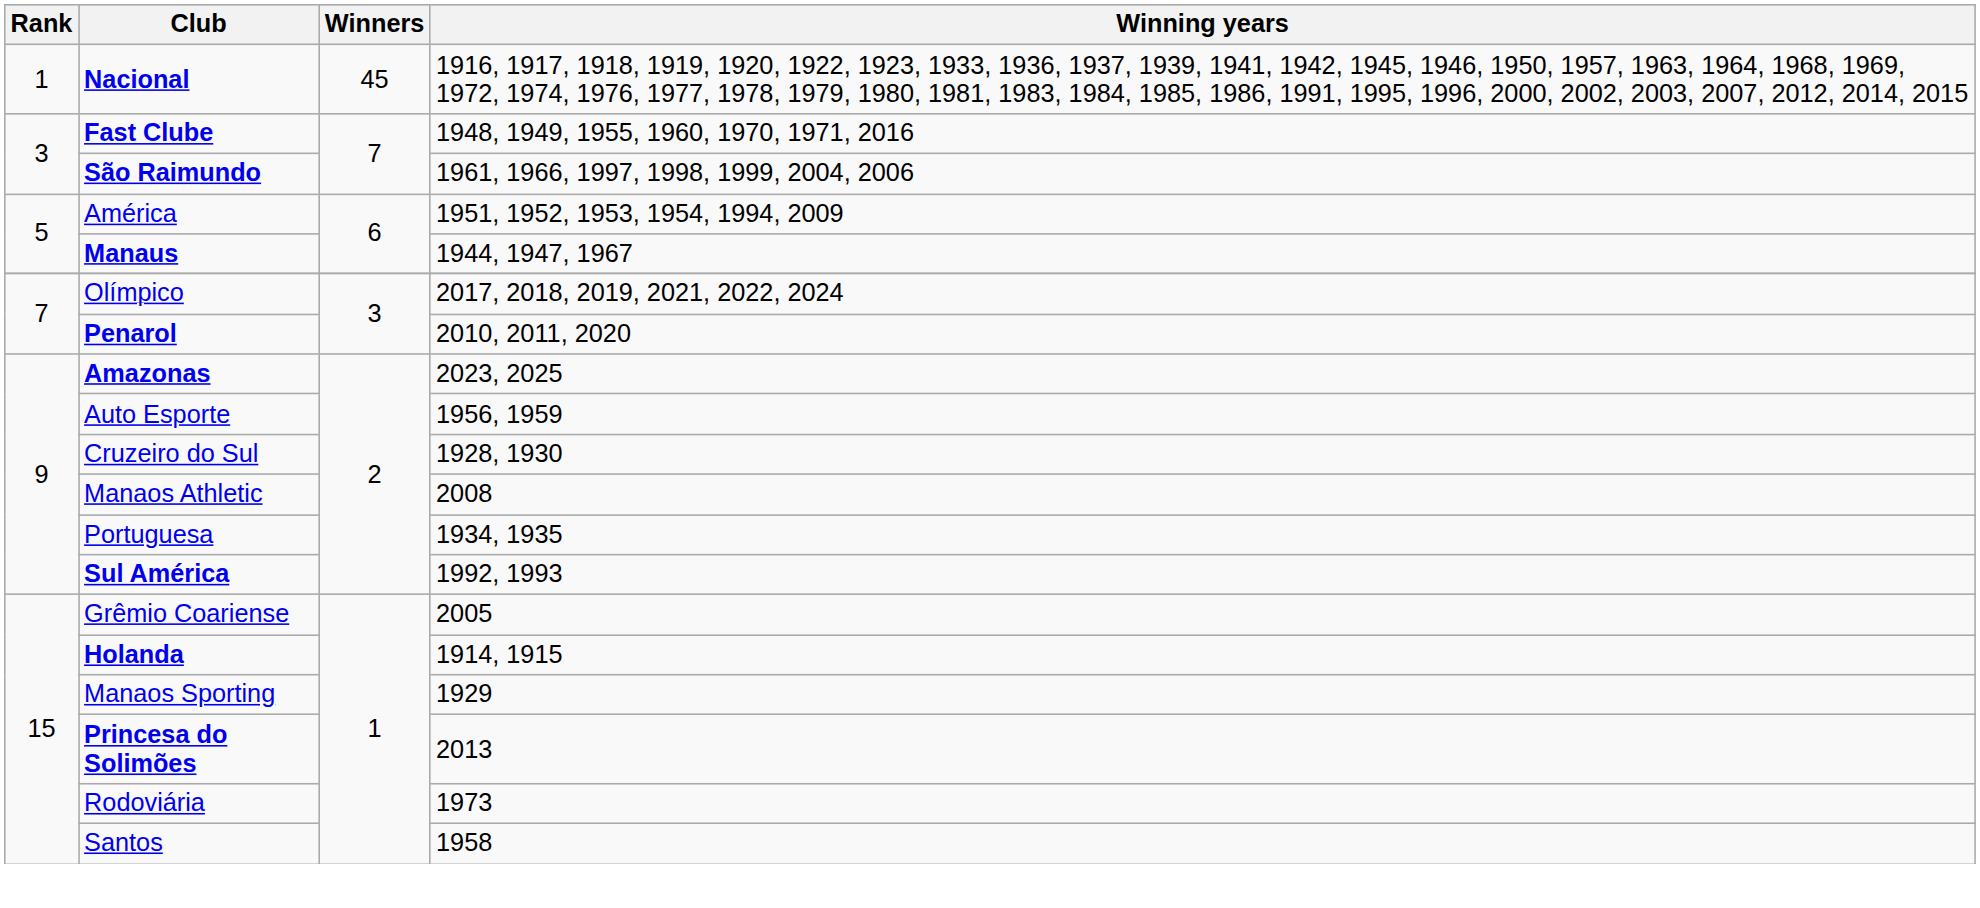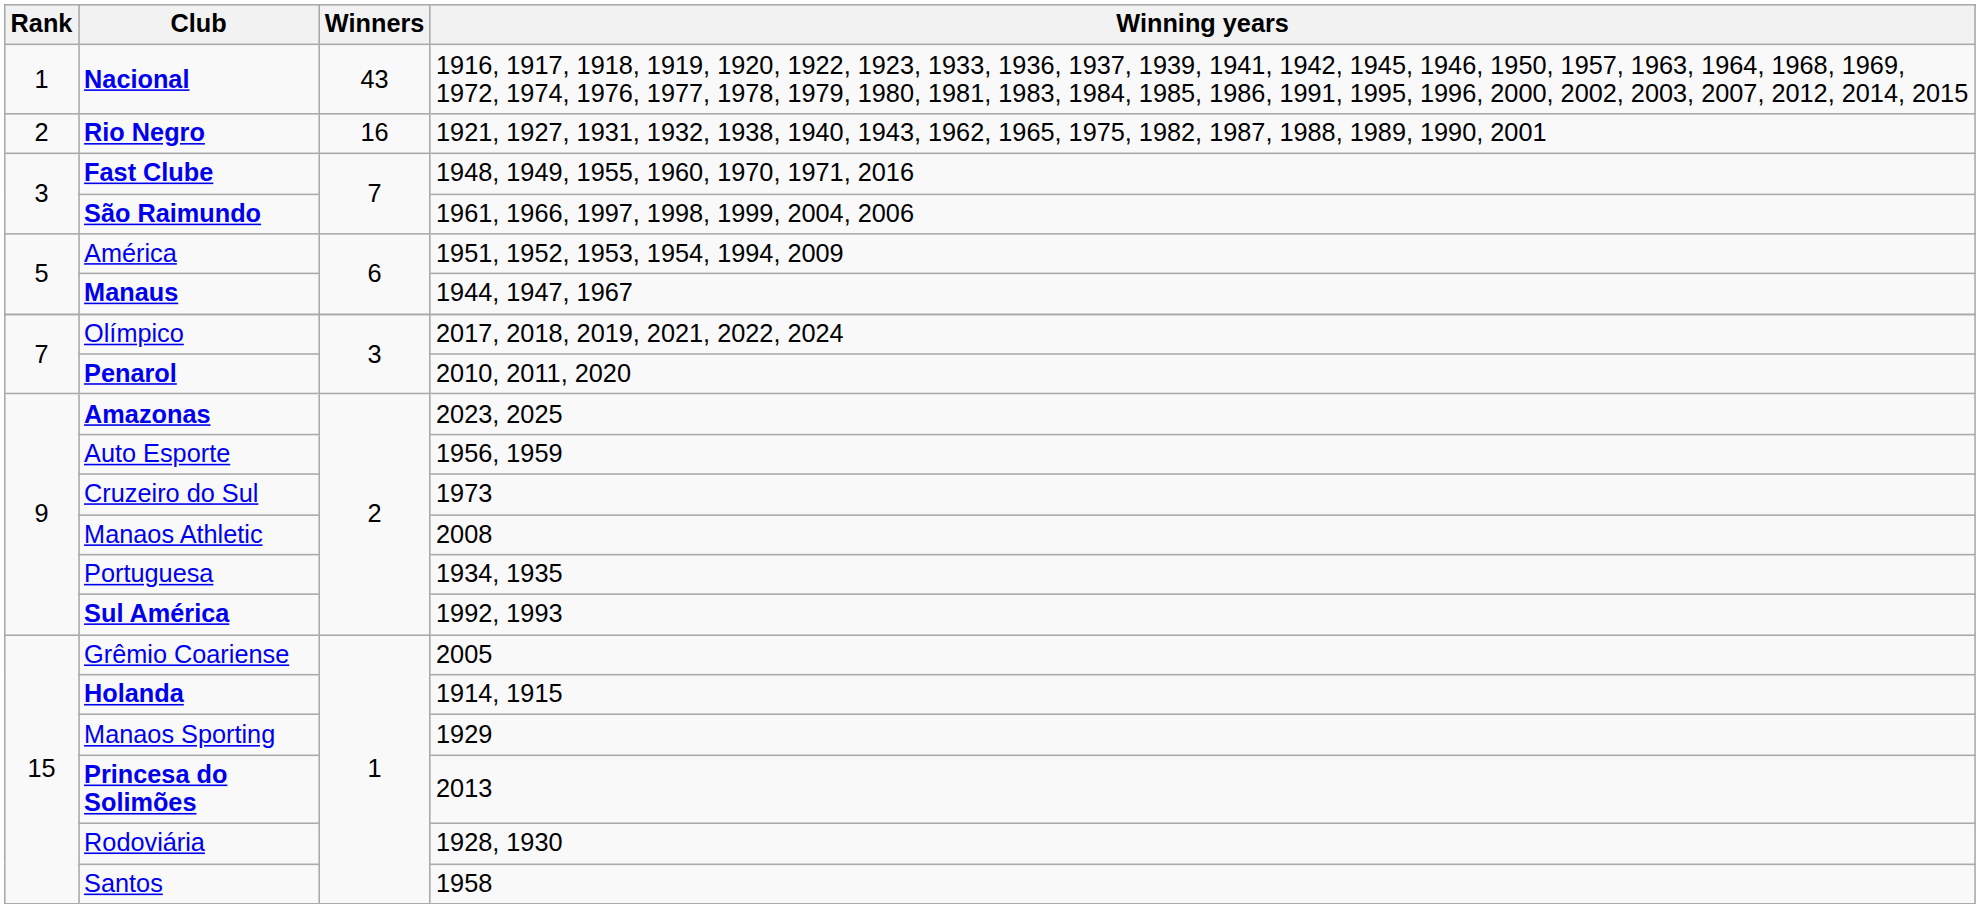(375, 78) 45 -> (375, 78) 43
+ row: (144, 133)
(499, 453) 1928, 1930 -> (464, 494) 1973
(464, 803) 1973 -> (499, 843) 1928, 1930
